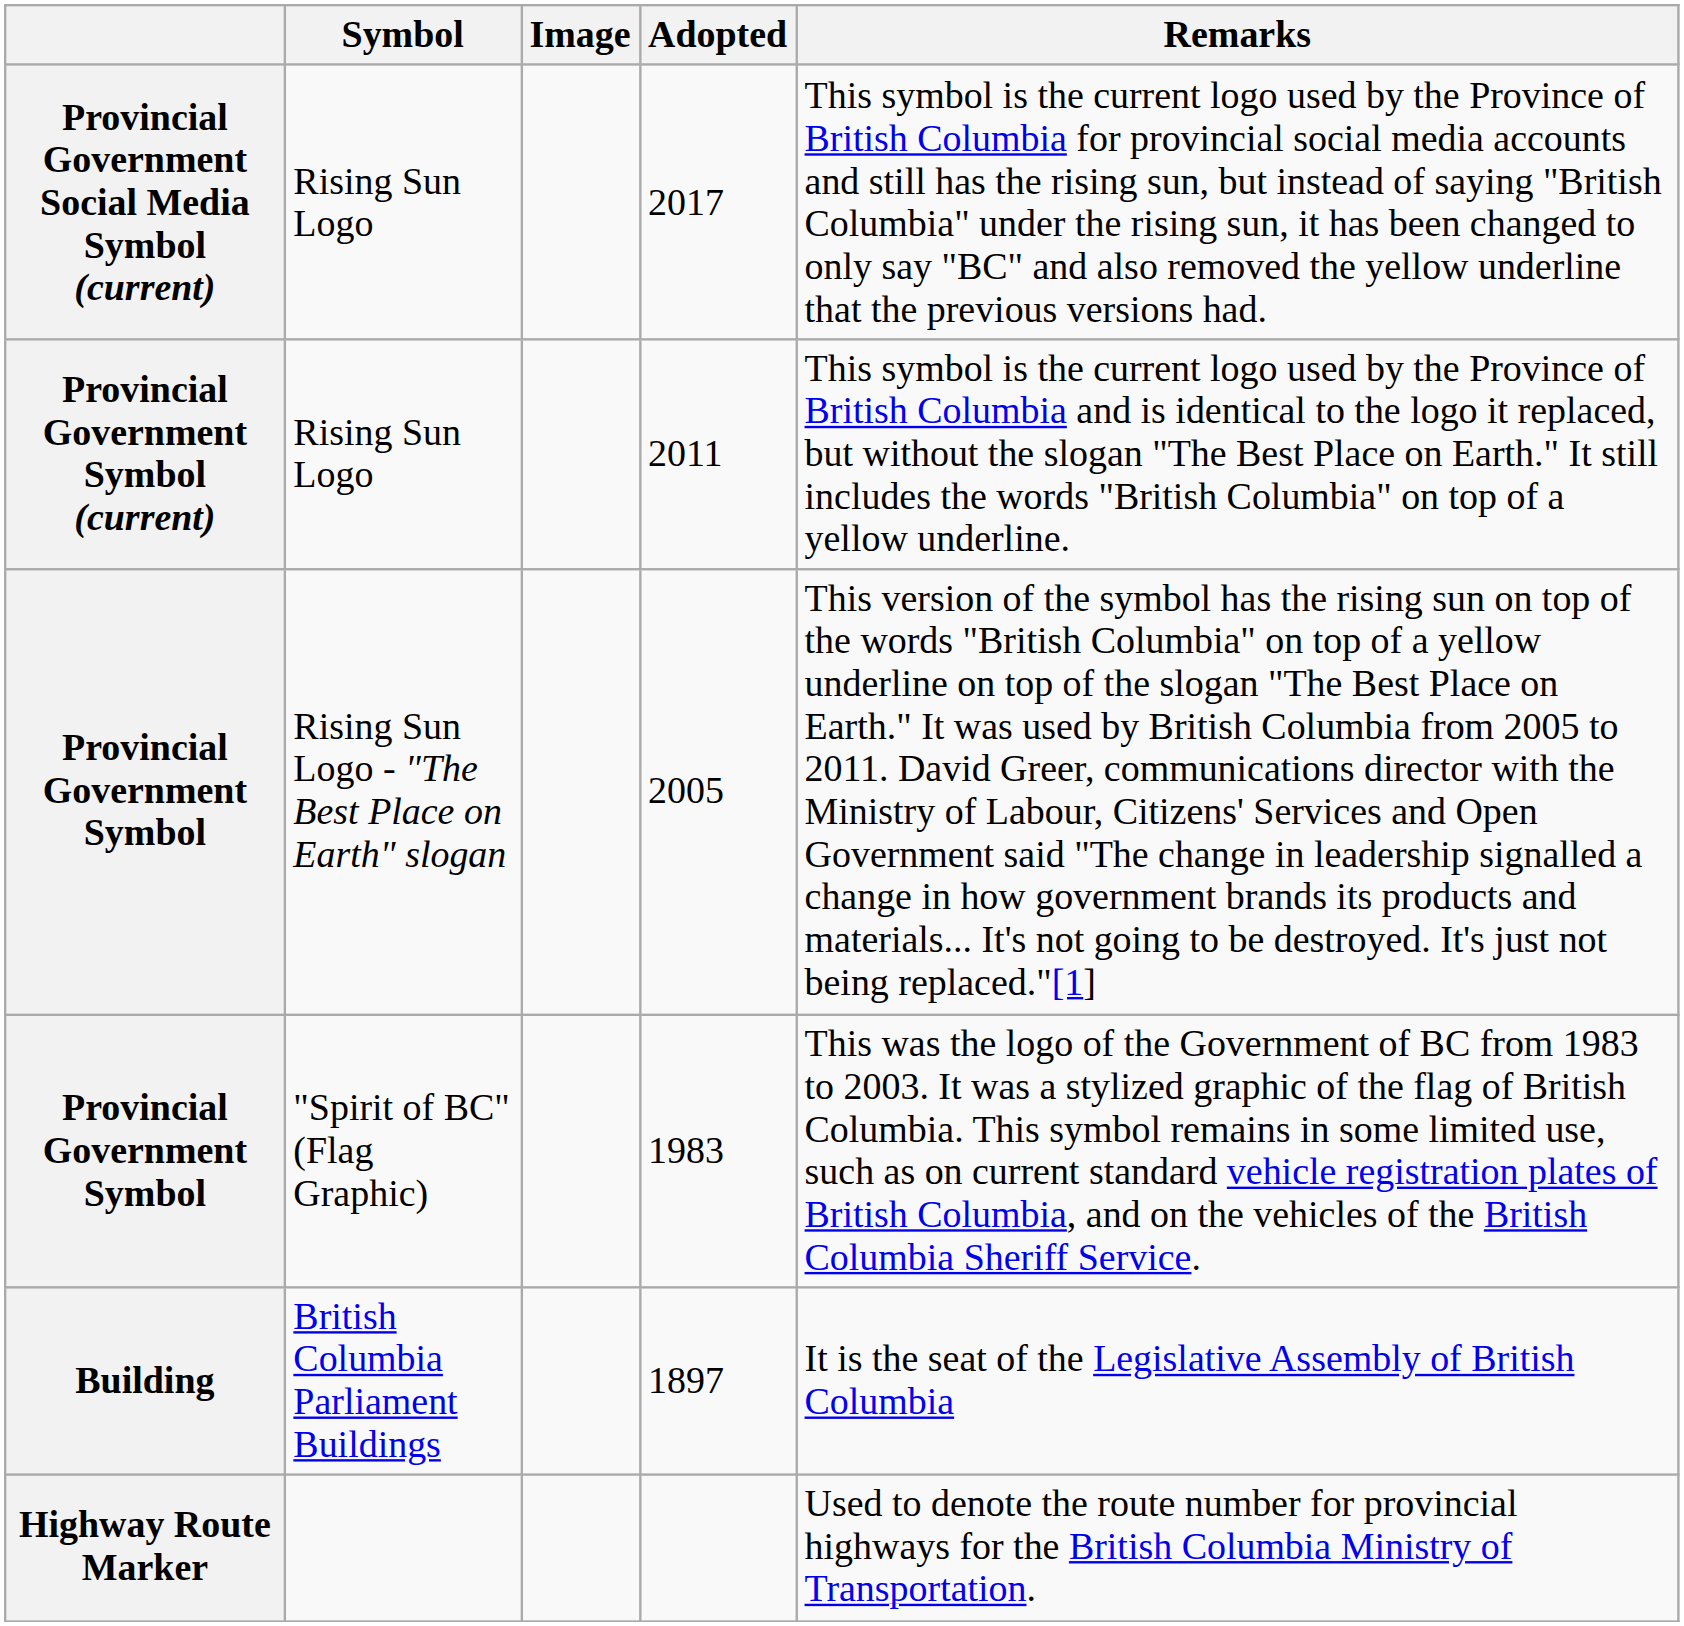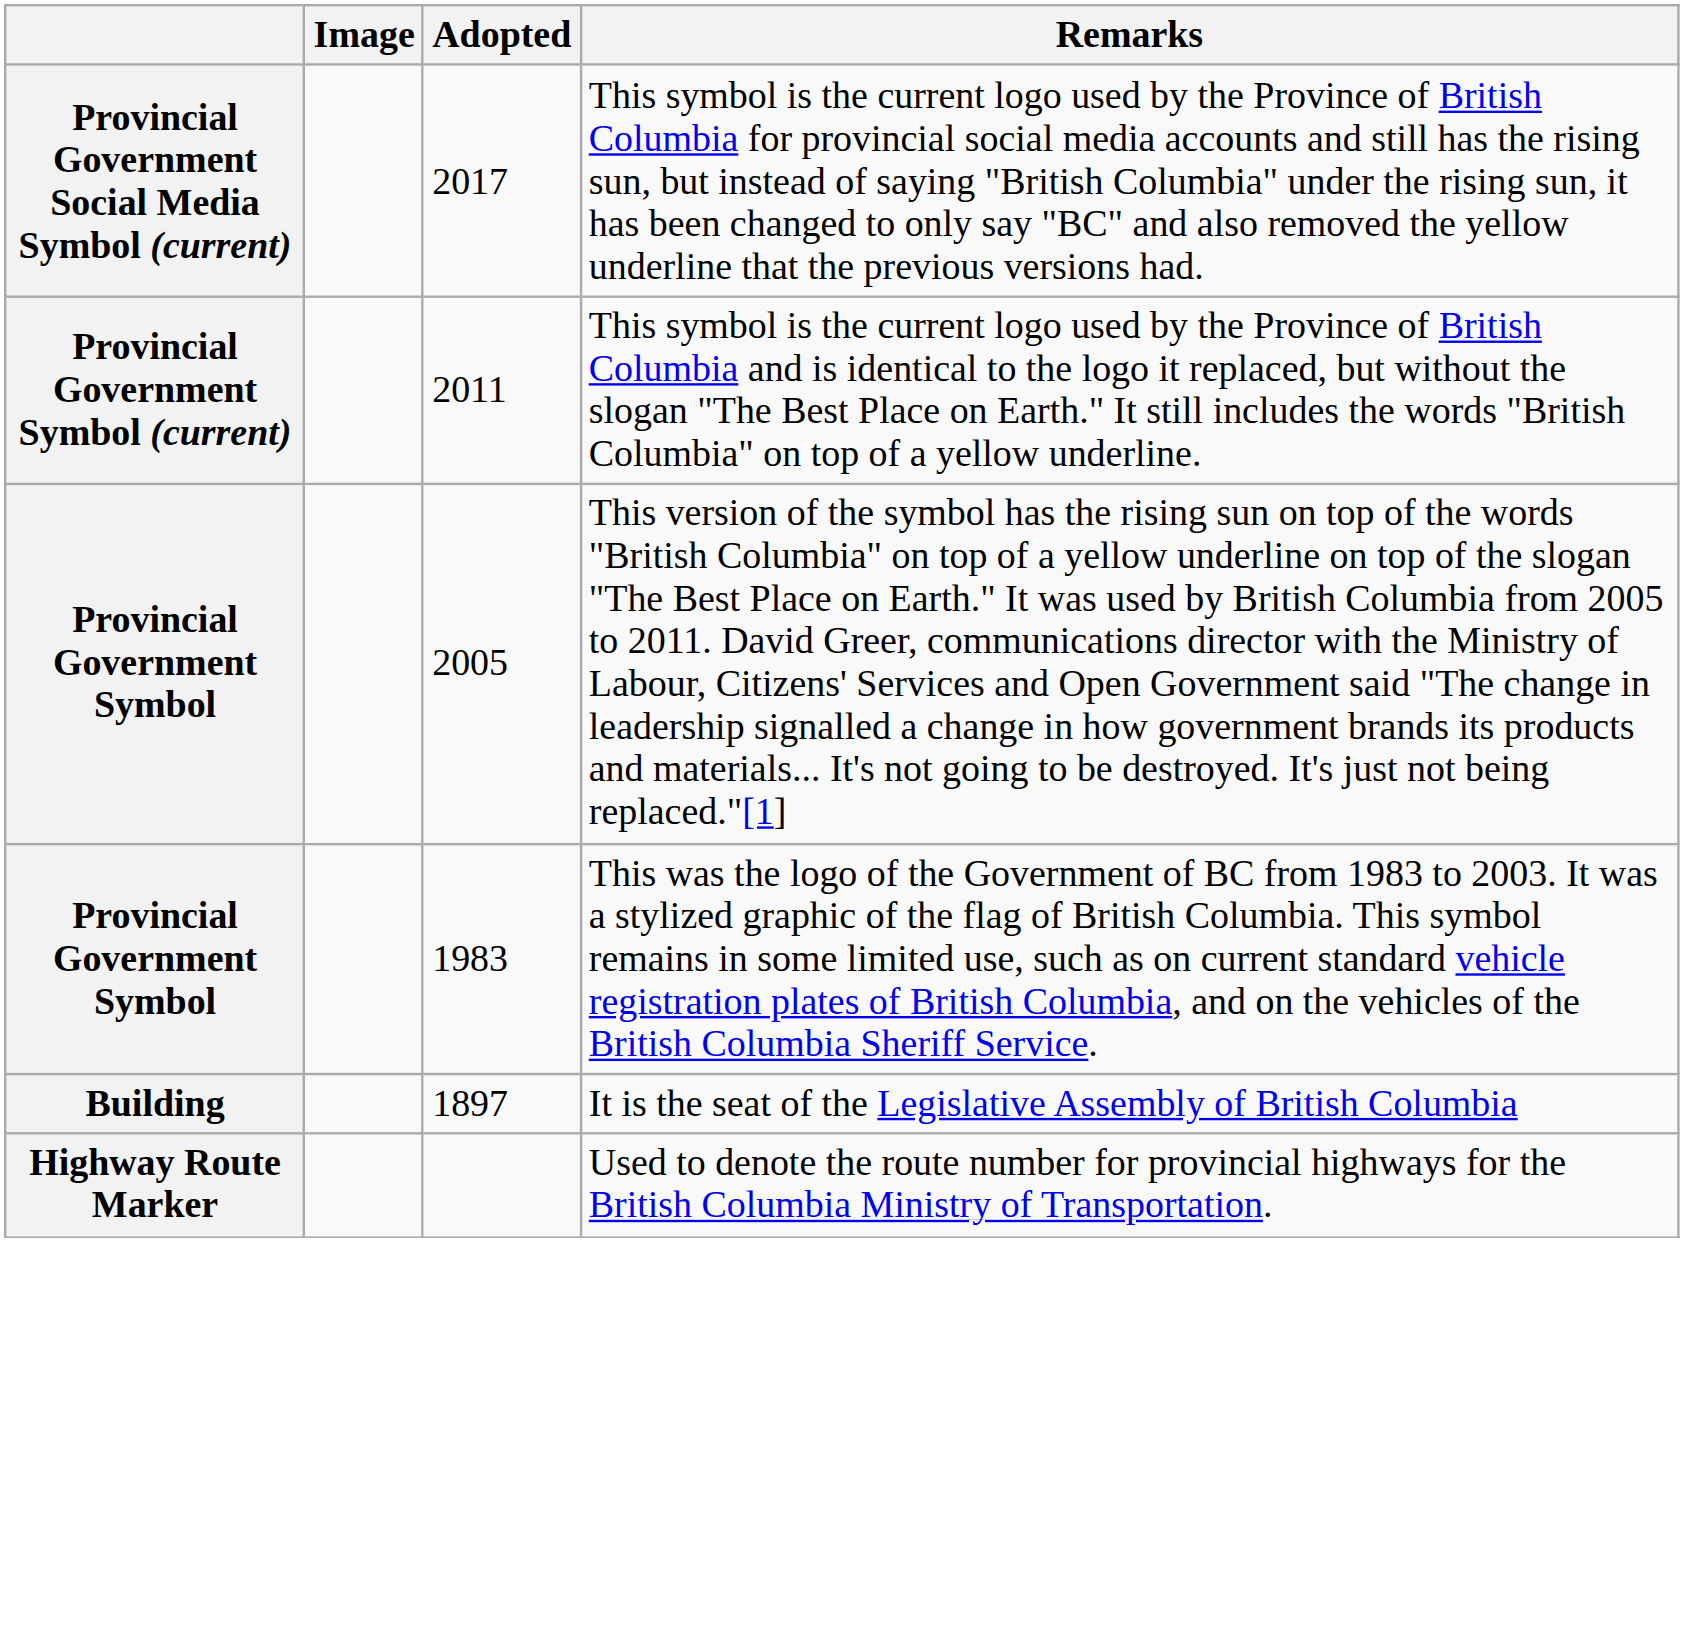- column: (403, 34)
